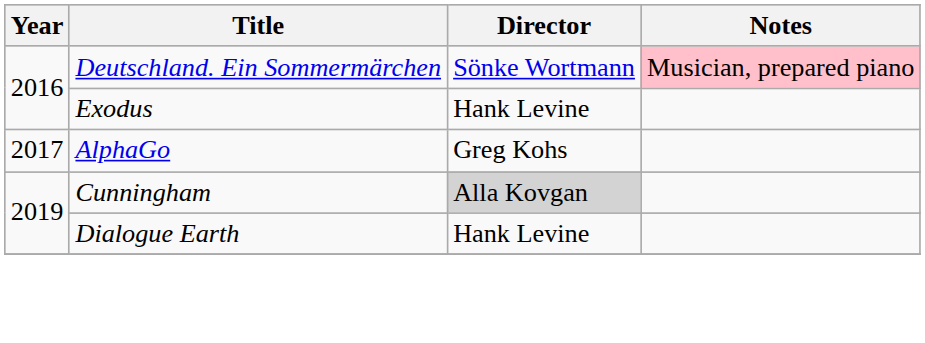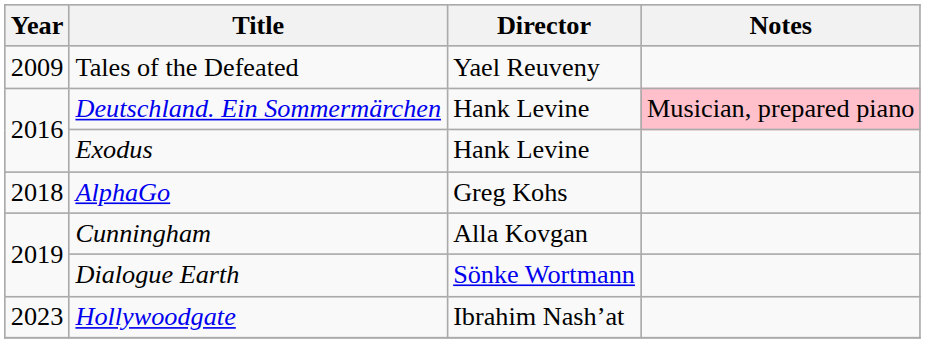+ row: (187, 66)
(544, 66) Sönke Wortmann -> (521, 108) Hank Levine
(37, 150) 2017 -> (37, 191) 2018
(521, 191) lightgrey background -> (521, 233) no background
(521, 233) Hank Levine -> (544, 274) Sönke Wortmann
+ row: (156, 316)
